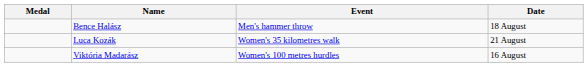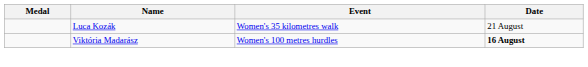- row: (97, 26)
(508, 55) normal -> (506, 41) bold
